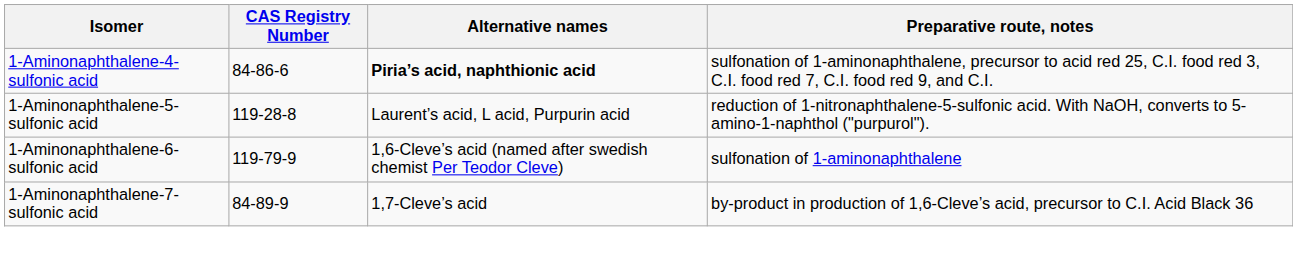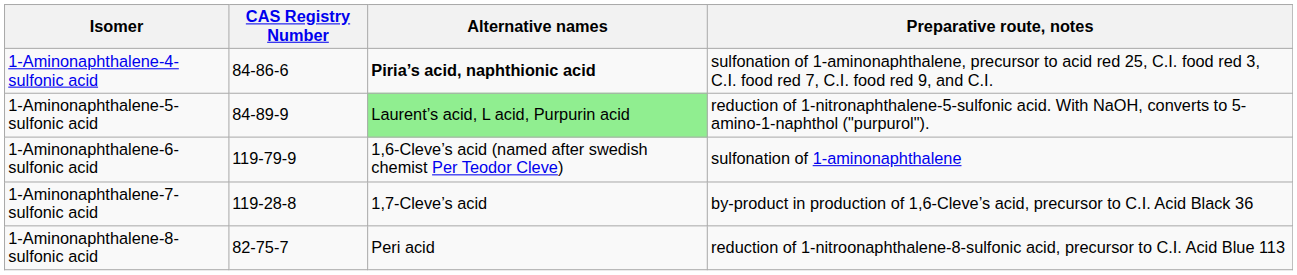(264, 115) 119-28-8 -> (260, 115) 84-89-9
(501, 115) no background -> (501, 115) lightgreen background
(260, 203) 84-89-9 -> (264, 203) 119-28-8
+ row: (94, 247)
